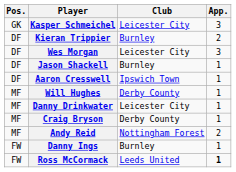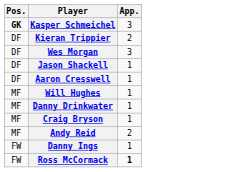- column: (162, 11)
(16, 25) normal -> (16, 25) bold
